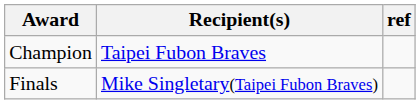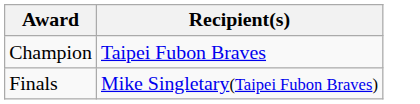- column: (399, 20)
